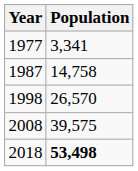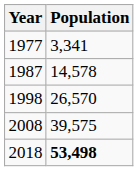(73, 71) 14,758 -> (73, 71) 14,578
